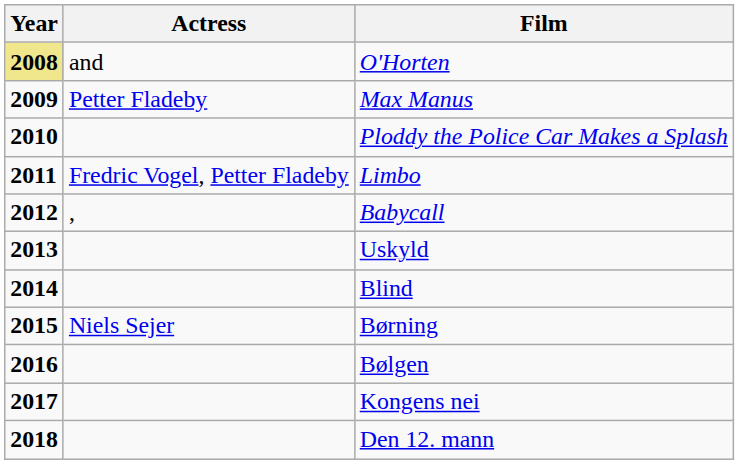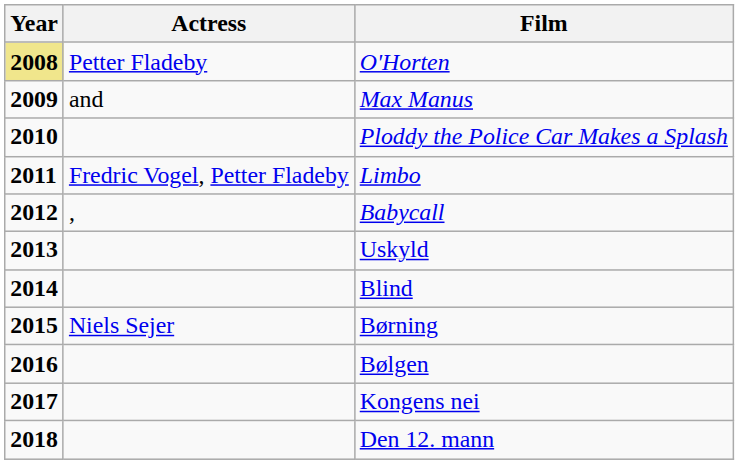(86, 61) and -> (138, 61) Petter Fladeby
(138, 99) Petter Fladeby -> (86, 99) and
